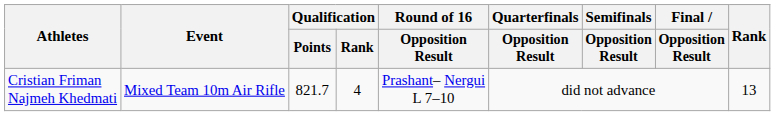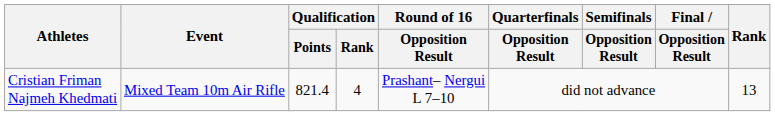(312, 89) 821.7 -> (312, 89) 821.4
